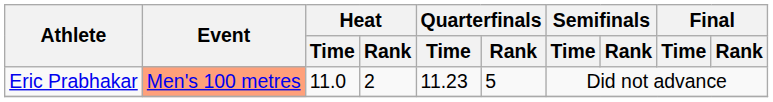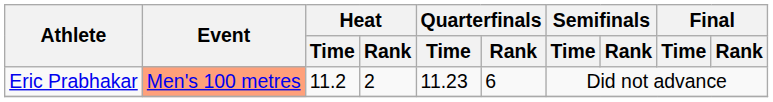(328, 82) 11.0 -> (328, 82) 11.2
(491, 82) 5 -> (491, 82) 6
